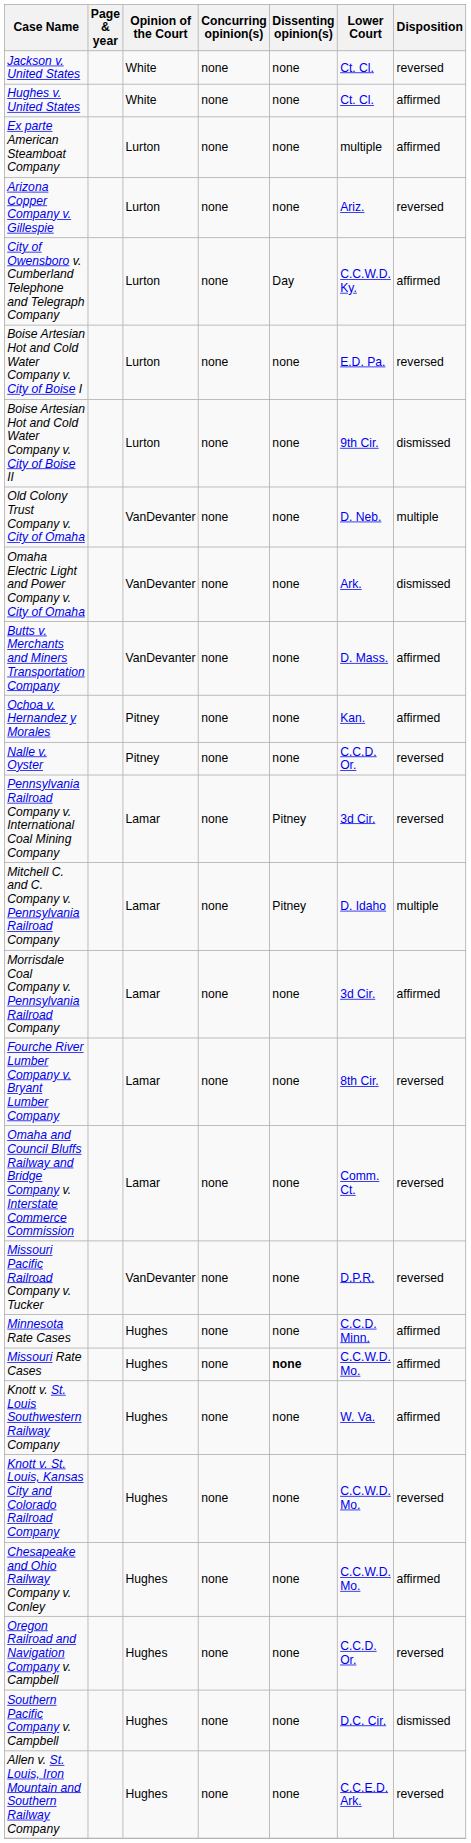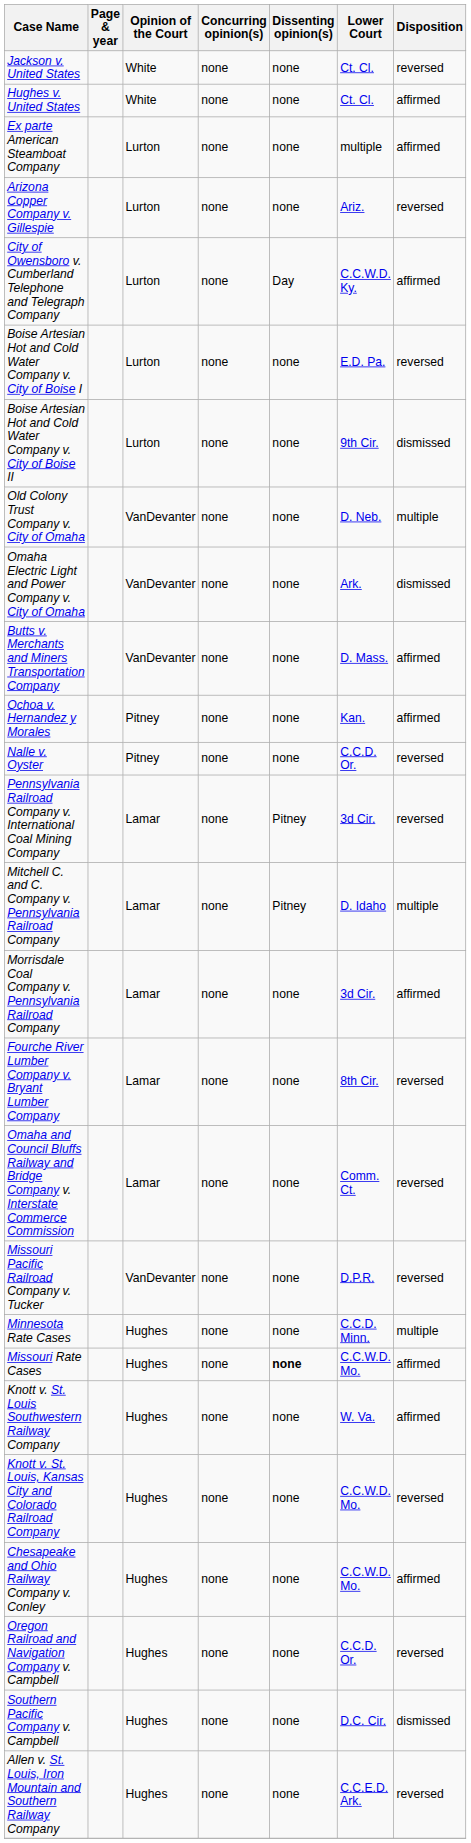(418, 1331) affirmed -> (417, 1331) multiple
